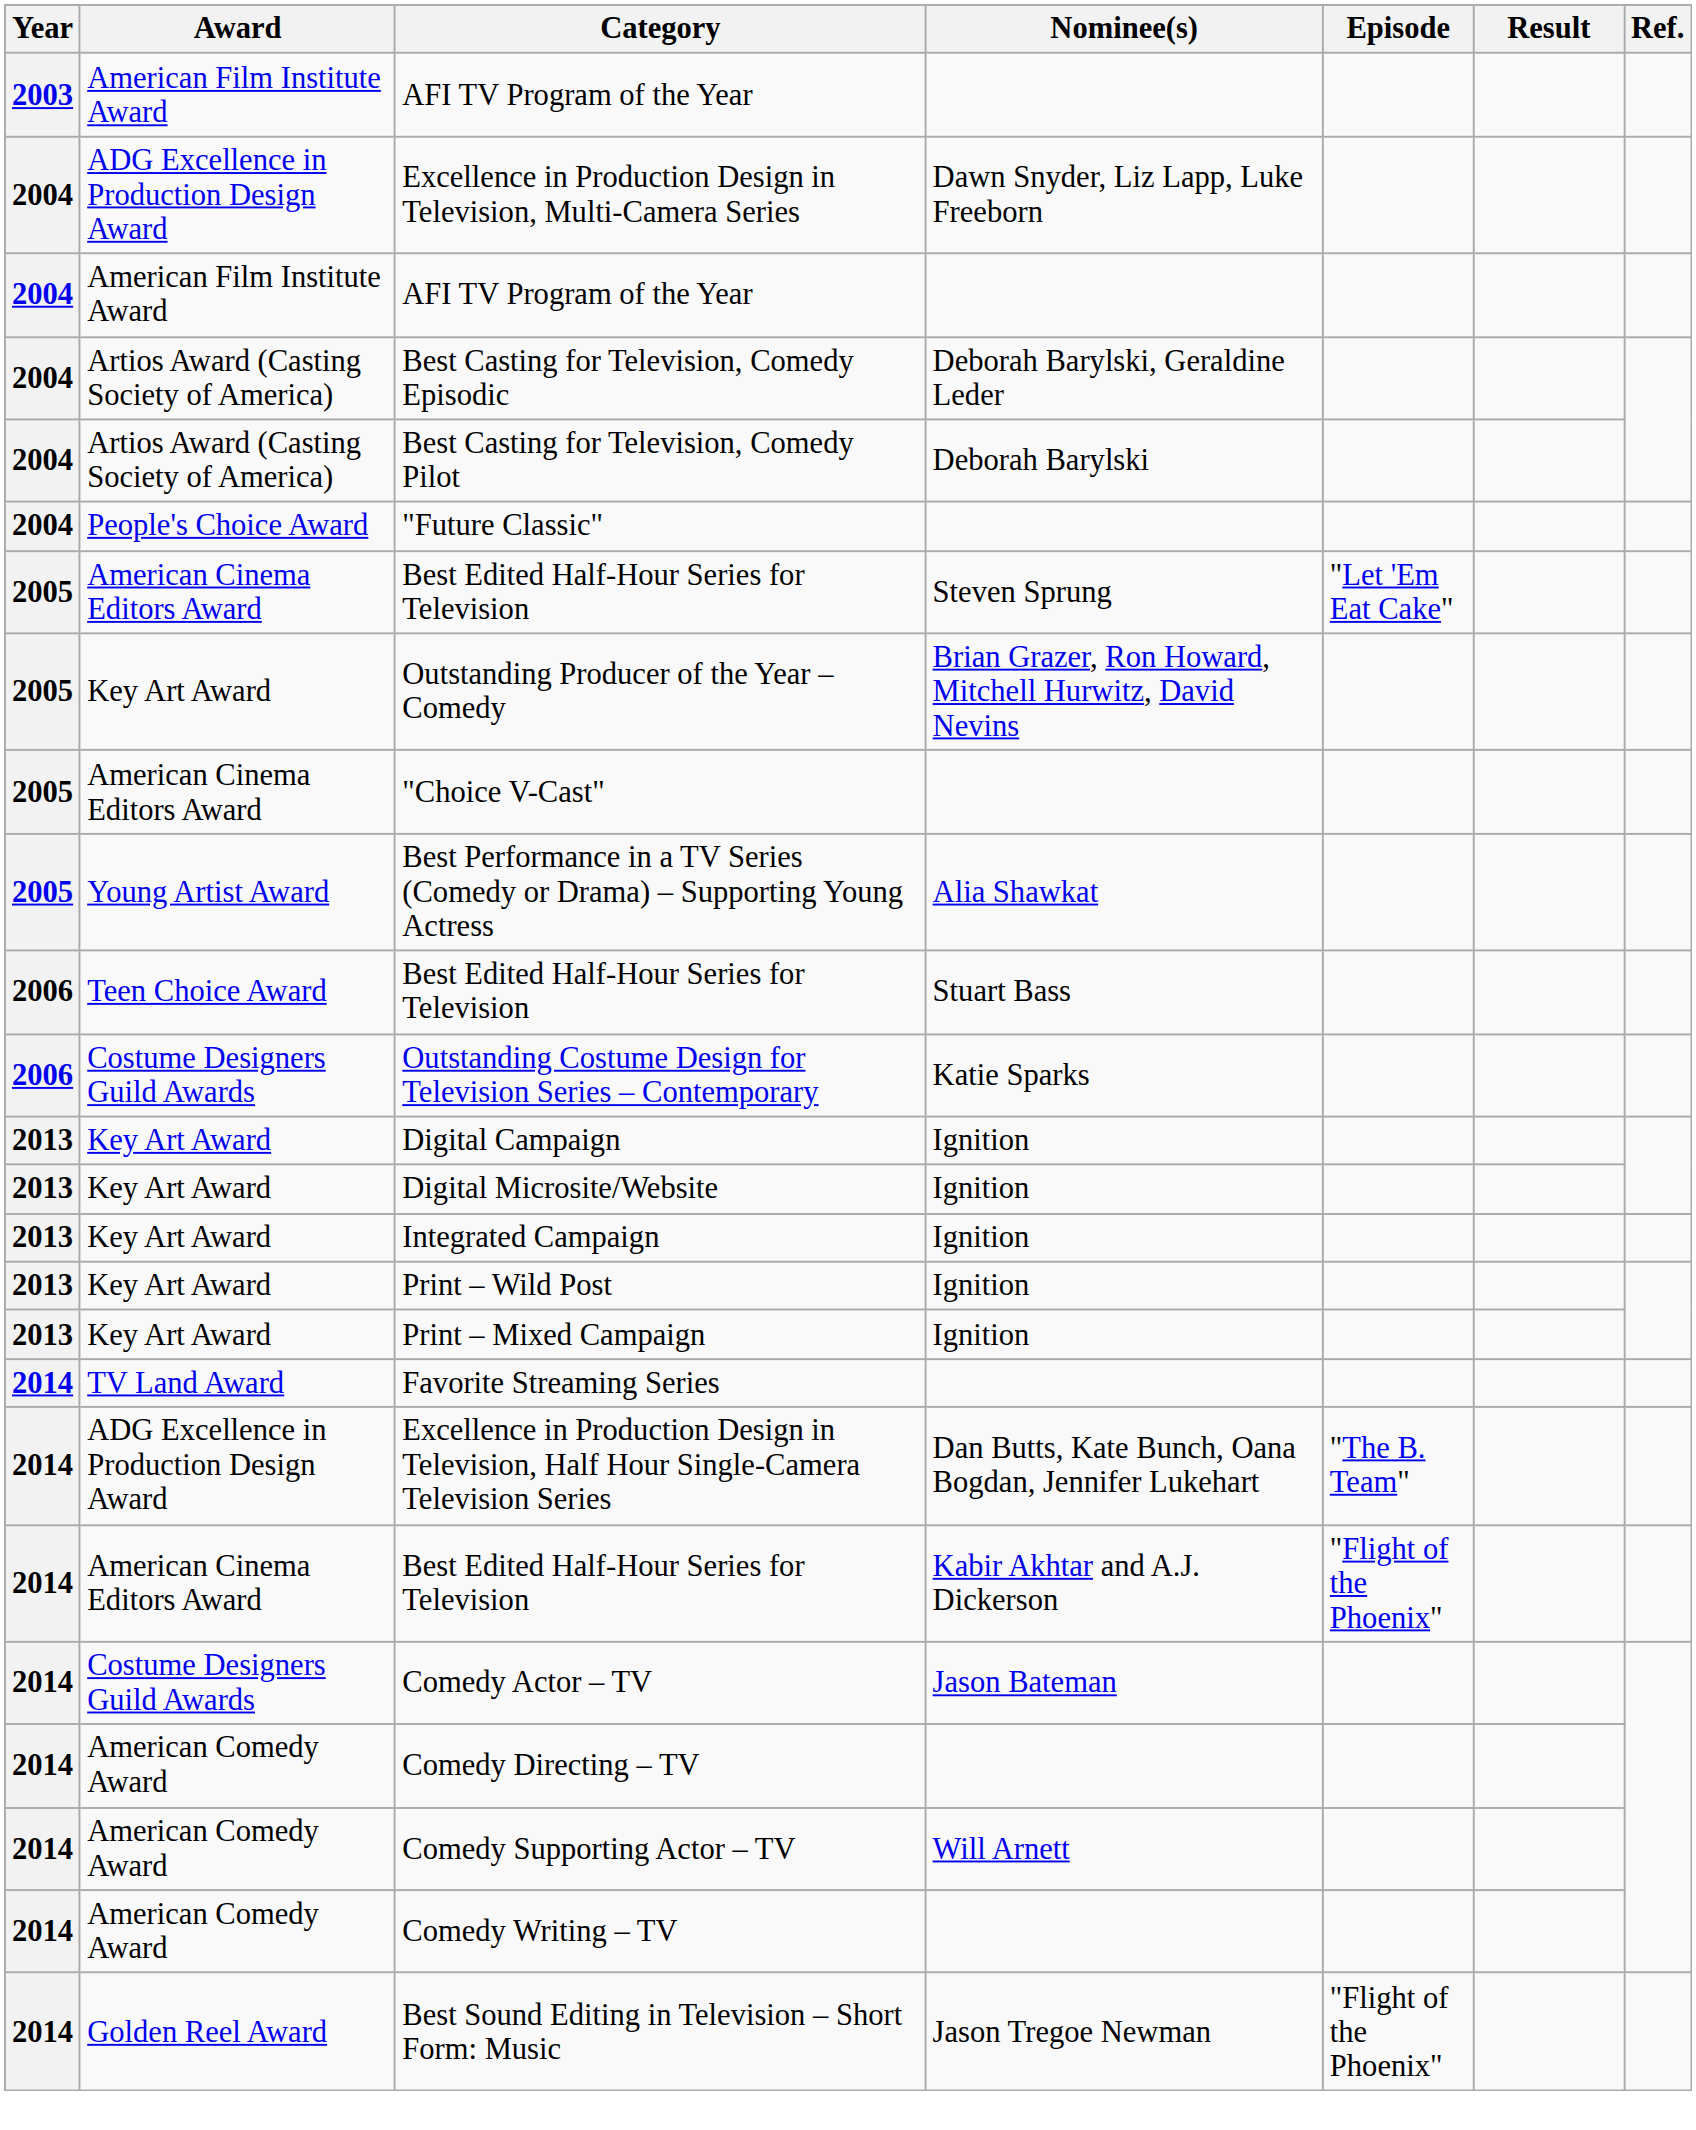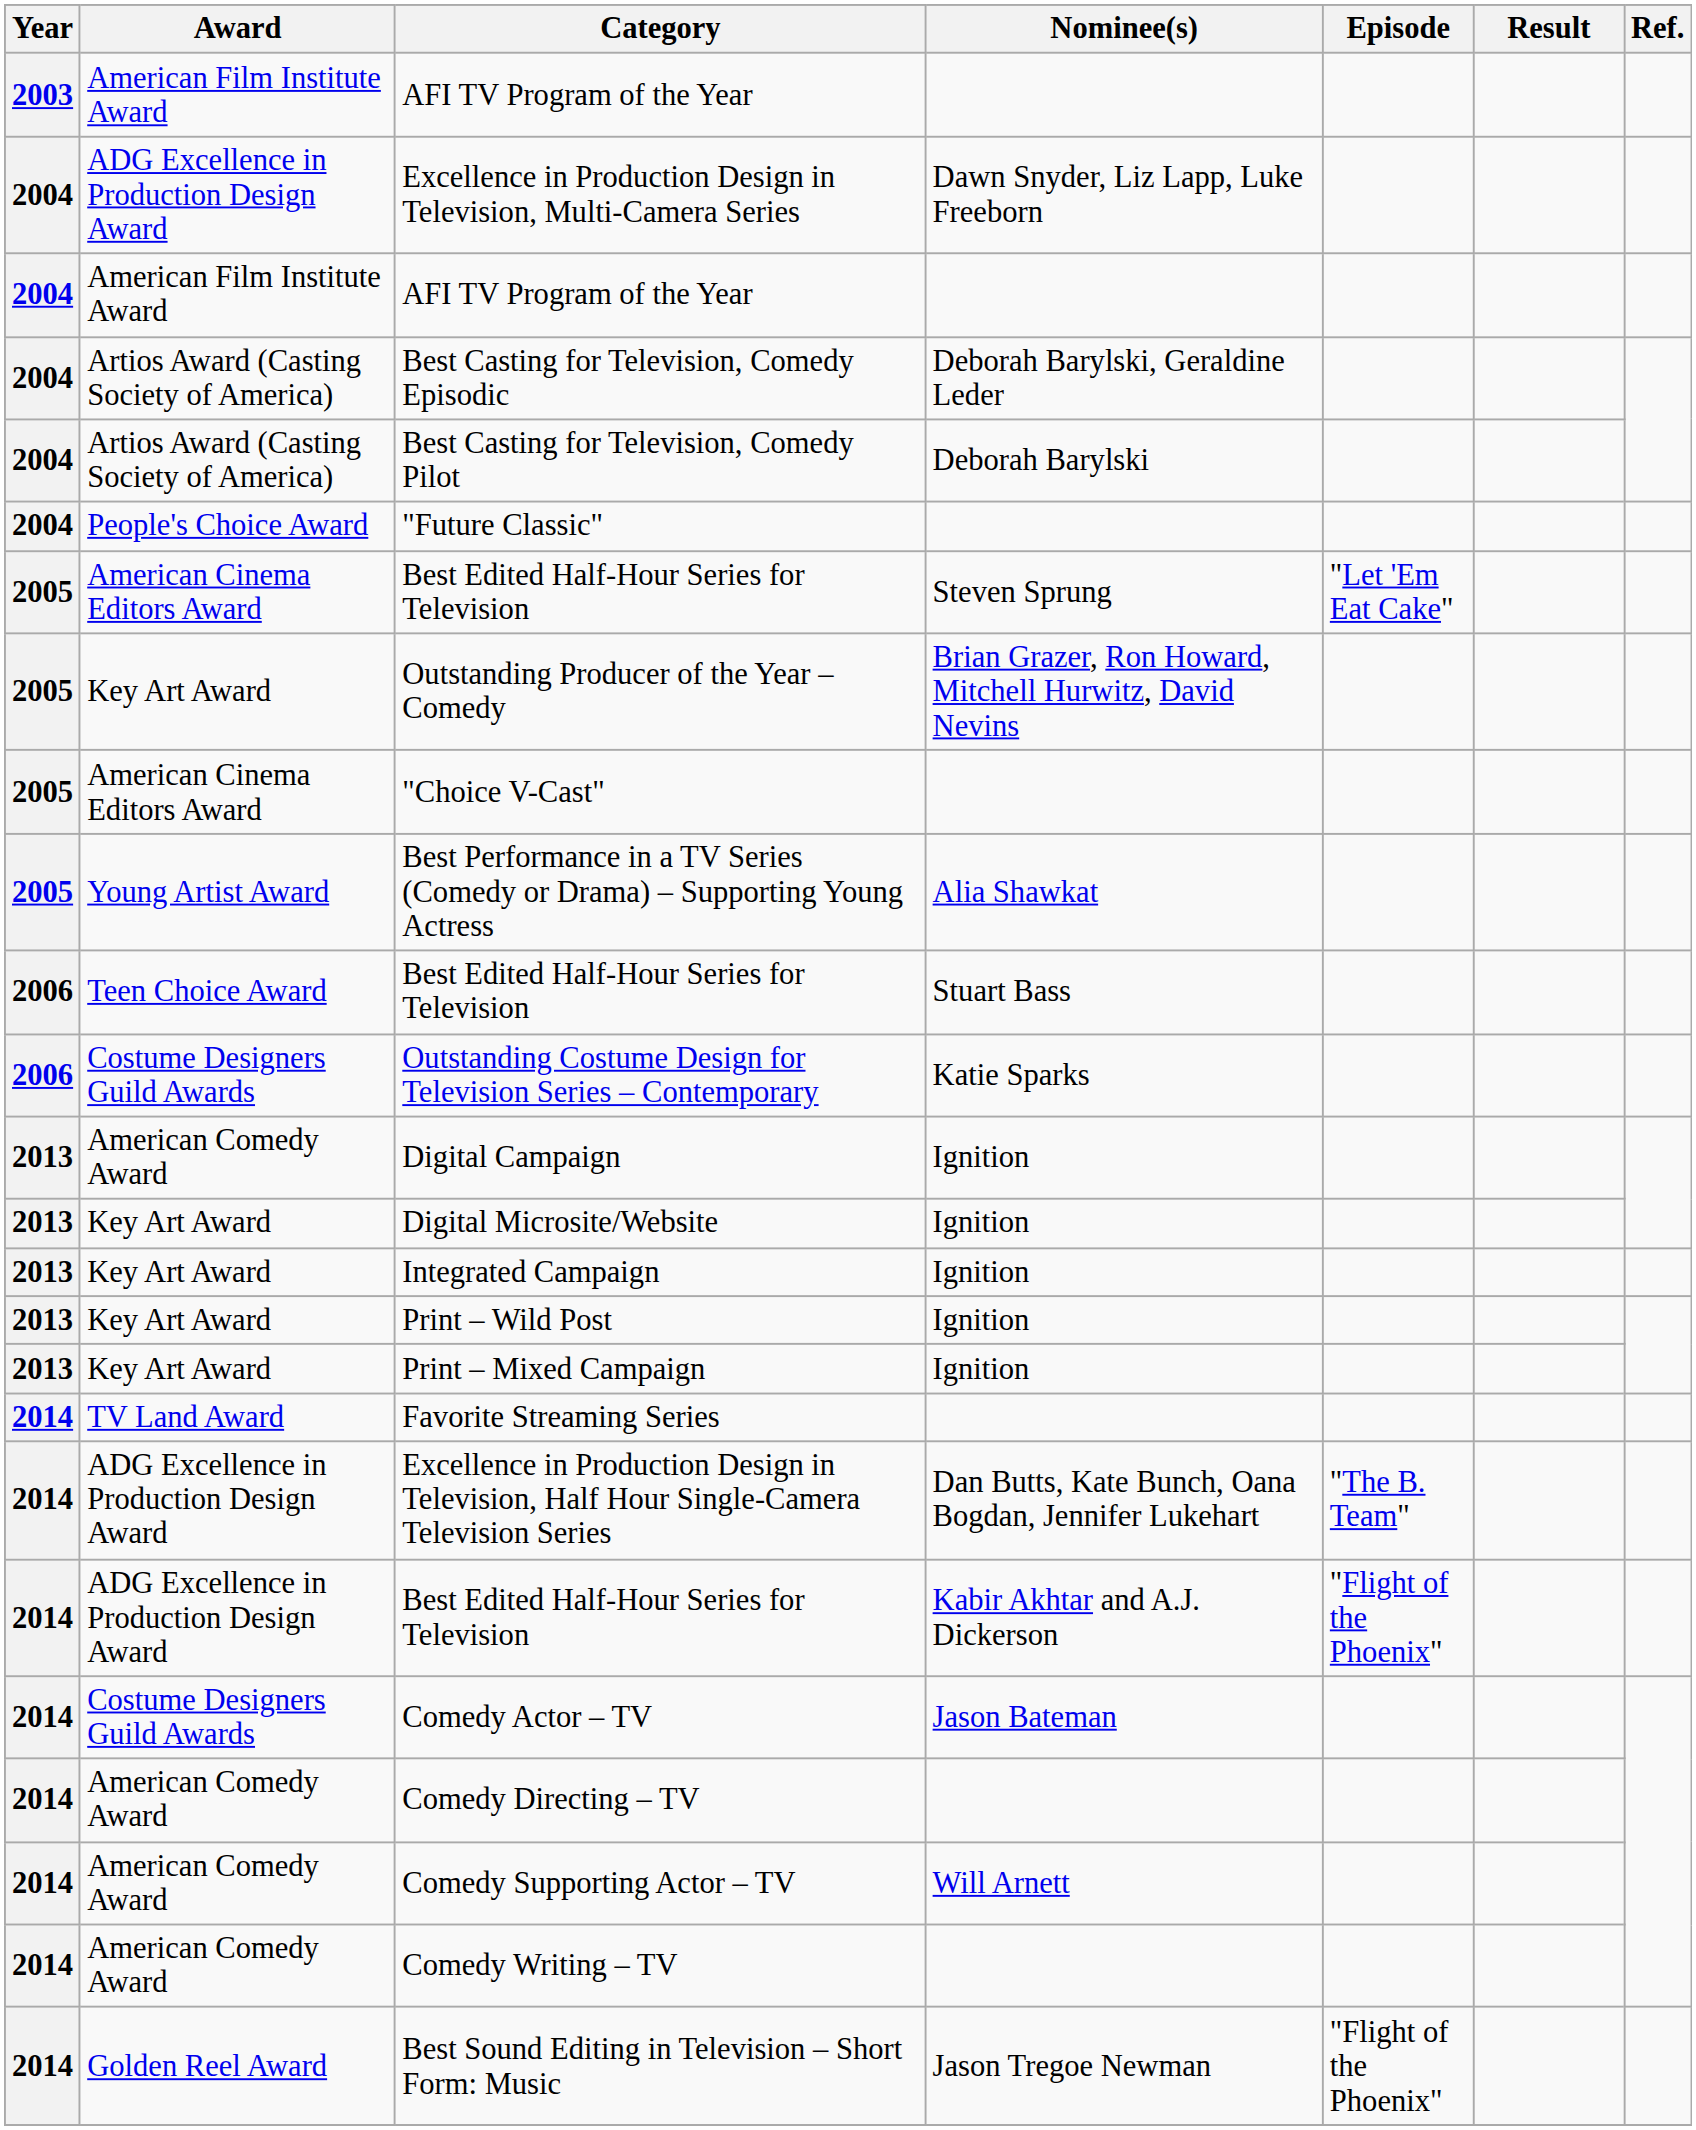(179, 1140) Key Art Award -> (203, 1157) American Comedy Award
(199, 1582) American Cinema Editors Award -> (207, 1616) ADG Excellence in Production Design Award
